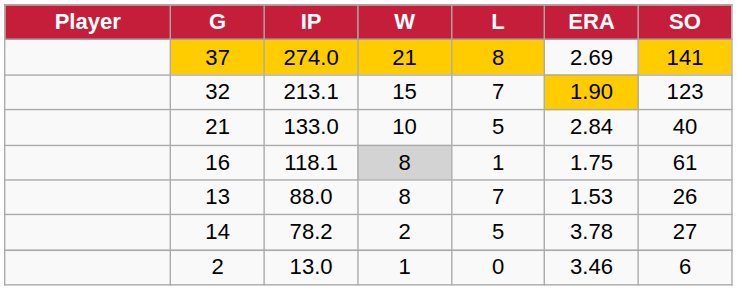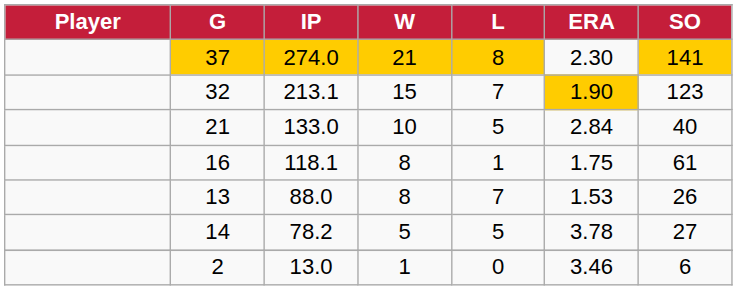(592, 57) 2.69 -> (592, 57) 2.30
(405, 162) lightgrey background -> (405, 162) no background
(405, 232) 2 -> (405, 232) 5
